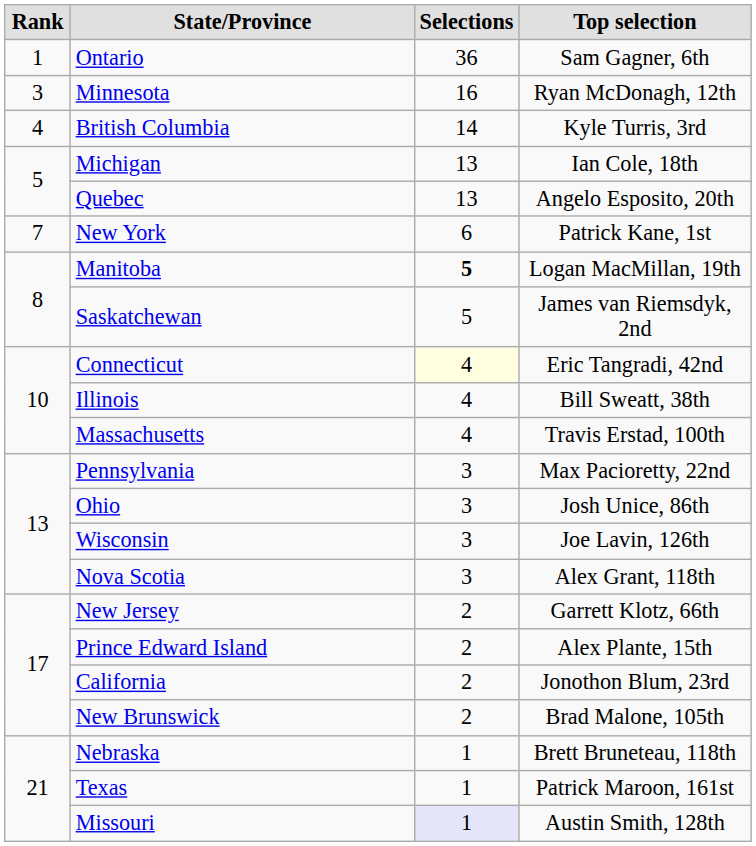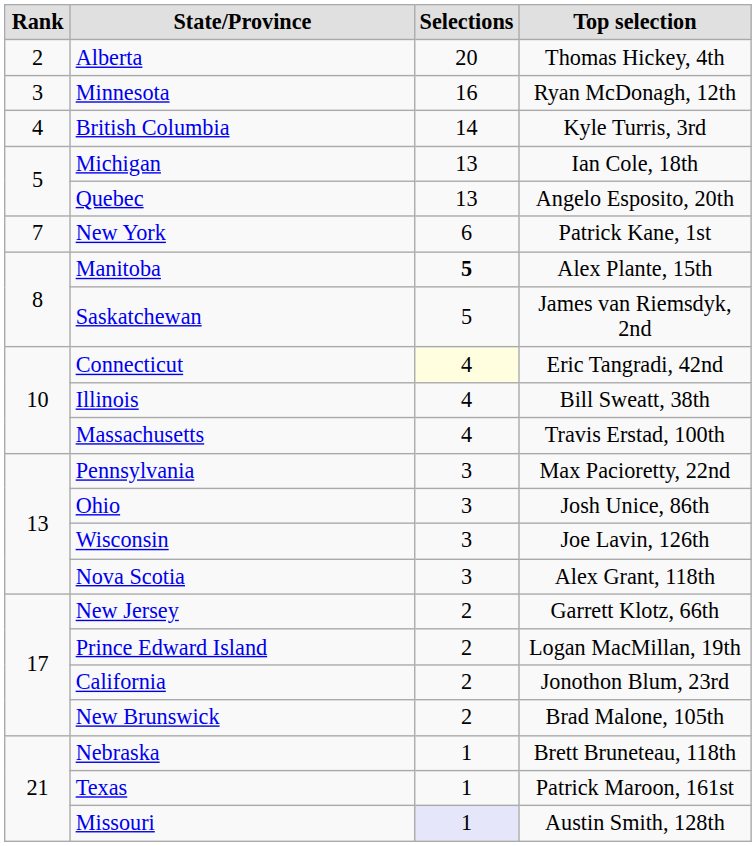- row: (110, 57)
+ row: (109, 57)
(635, 269) Logan MacMillan, 19th -> (635, 269) Alex Plante, 15th
(635, 646) Alex Plante, 15th -> (635, 646) Logan MacMillan, 19th
